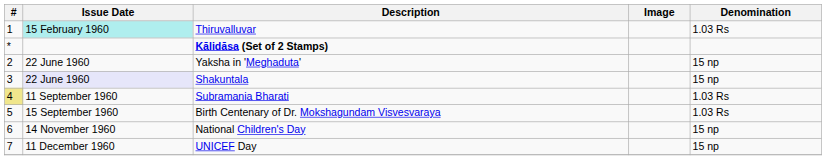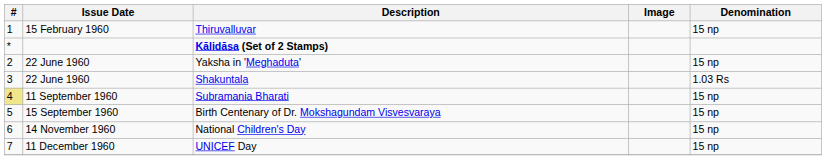(67, 29) paleturquoise background -> (67, 29) no background
(711, 29) 1.03 Rs -> (706, 29) 15 np
(57, 79) lavender background -> (57, 79) no background
(706, 79) 15 np -> (711, 79) 1.03 Rs
(711, 96) 1.03 Rs -> (706, 96) 15 np
(711, 113) 1.03 Rs -> (706, 113) 15 np
